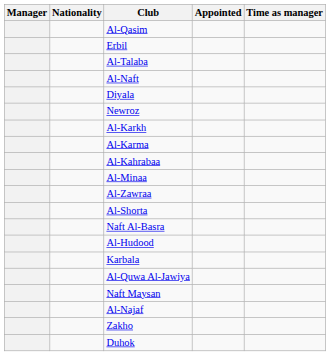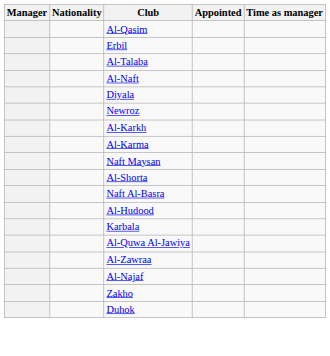- row: (133, 161)
- row: (127, 177)
rows swapped: (129, 194) <-> (133, 293)
